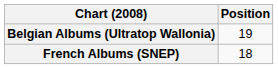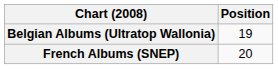(245, 53) 18 -> (245, 53) 20
